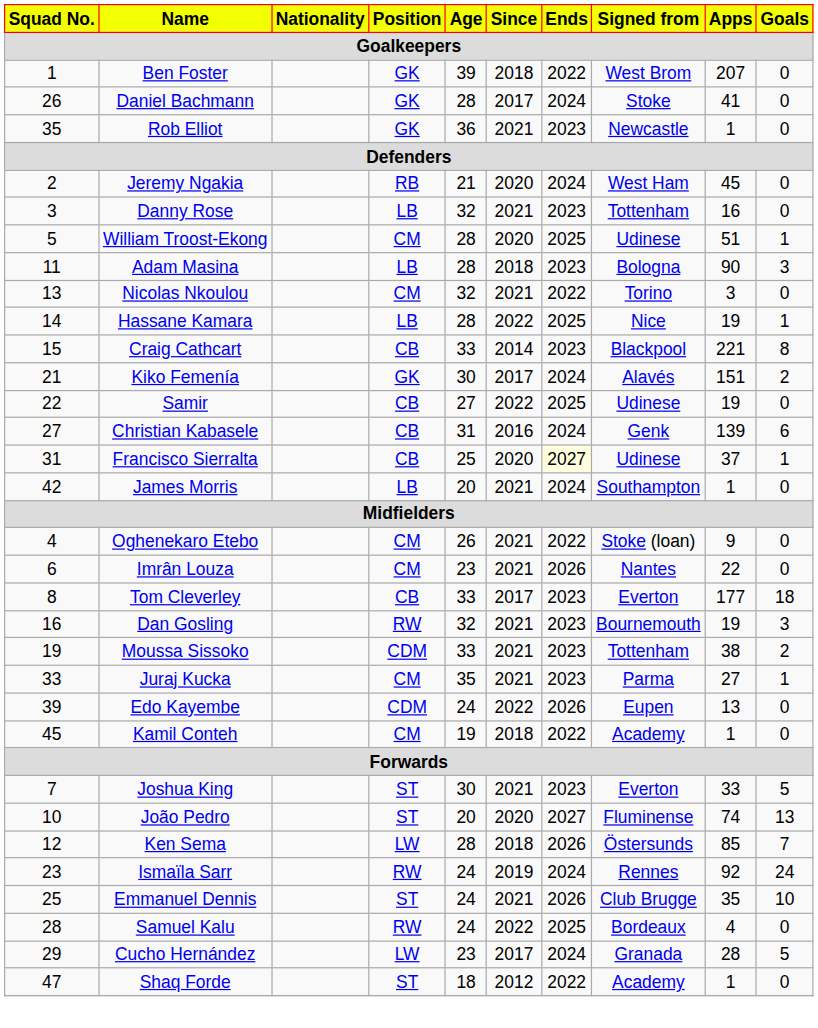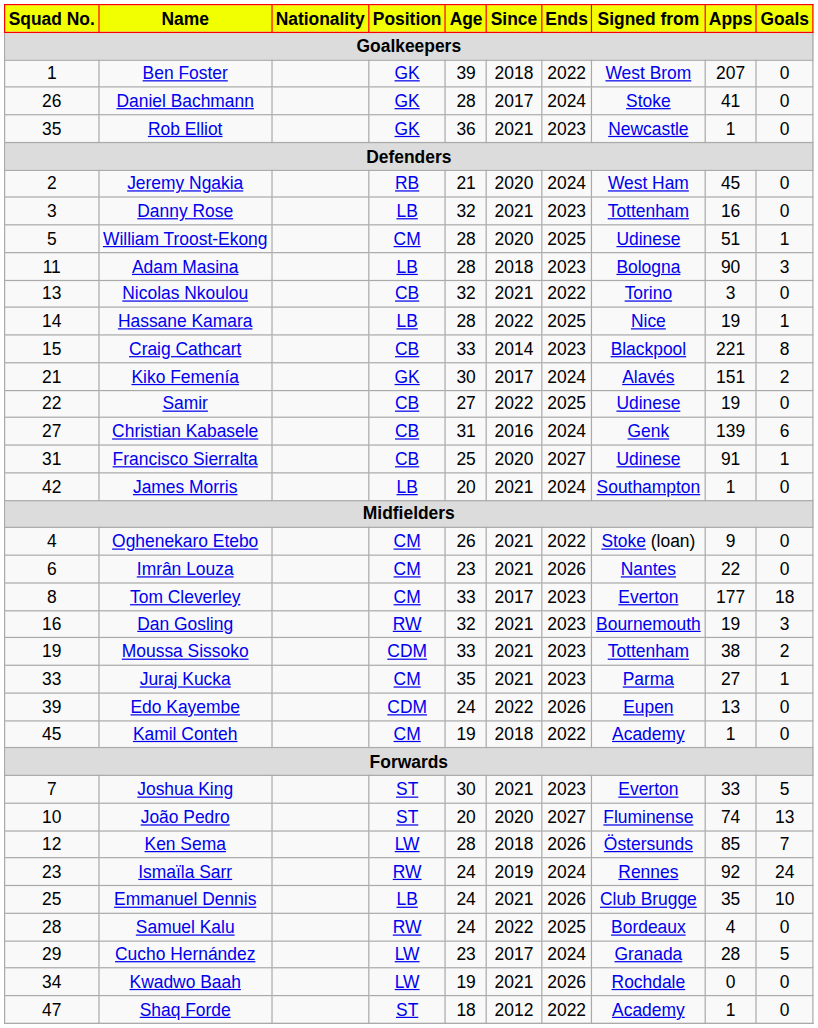(407, 294) CM -> (407, 294) CB
(567, 459) lightyellow background -> (567, 459) no background
(731, 459) 37 -> (731, 459) 91
(407, 597) CB -> (407, 597) CM
(407, 900) ST -> (407, 900) LB
+ row: (185, 982)
